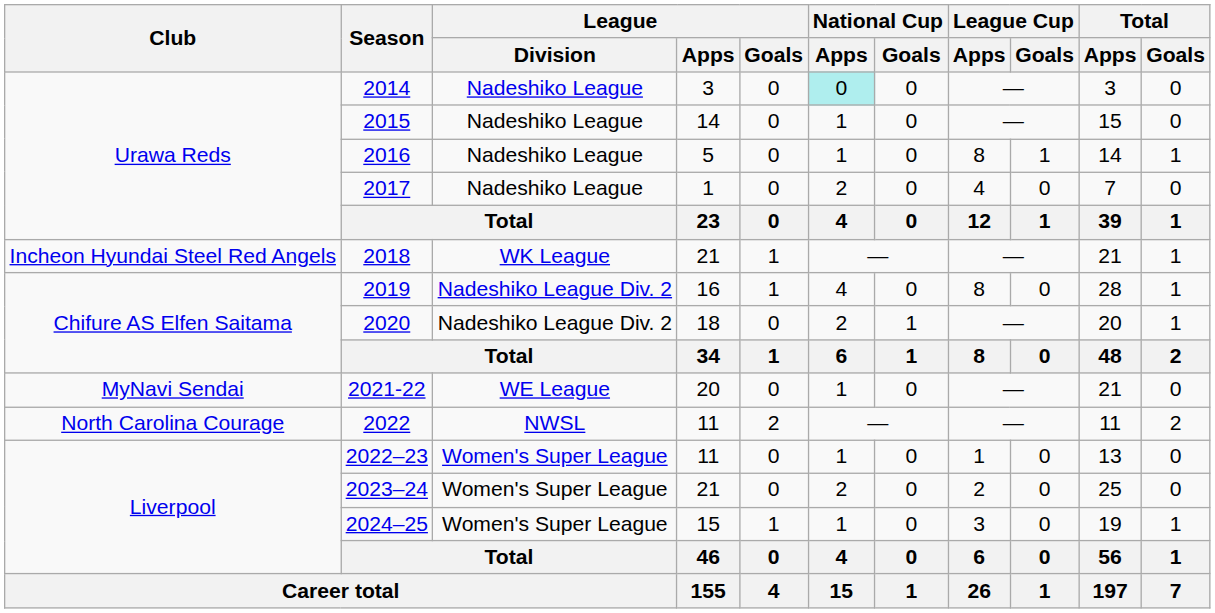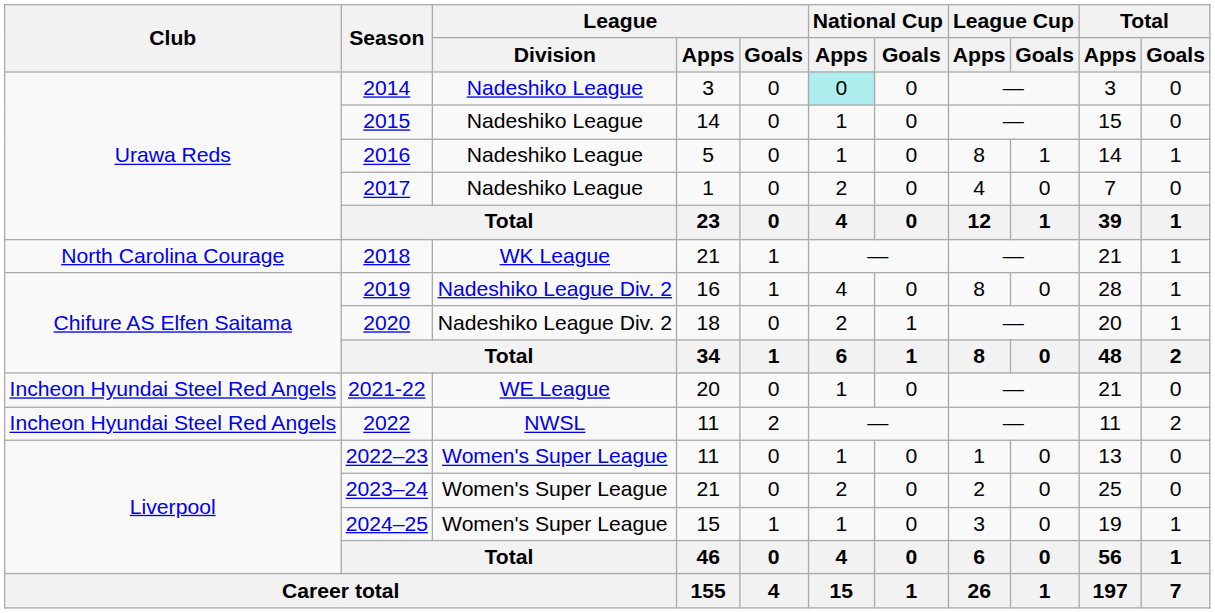(173, 255) Incheon Hyundai Steel Red Angels -> (173, 255) North Carolina Courage
(173, 389) MyNavi Sendai -> (173, 389) Incheon Hyundai Steel Red Angels
(173, 423) North Carolina Courage -> (173, 423) Incheon Hyundai Steel Red Angels
